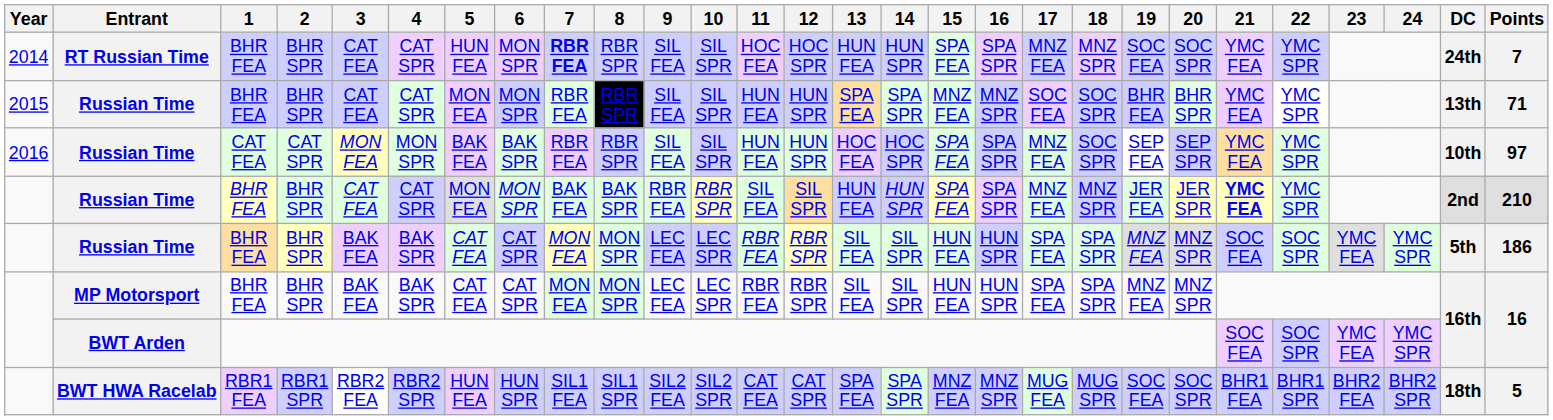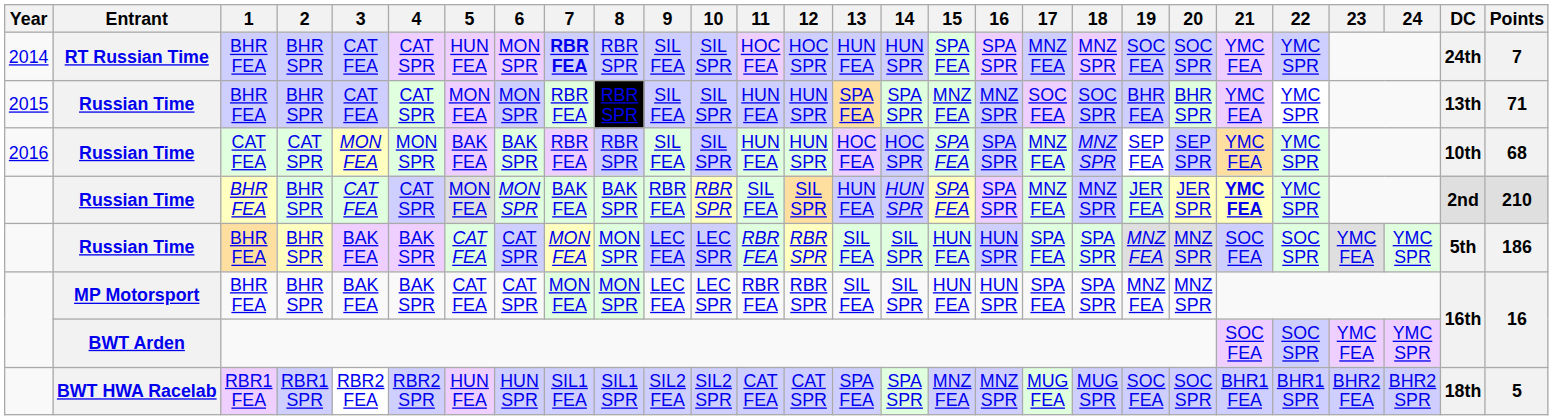(1098, 152) SOC SPR -> (1098, 152) MNZ SPR
(1517, 152) 97 -> (1517, 152) 68
